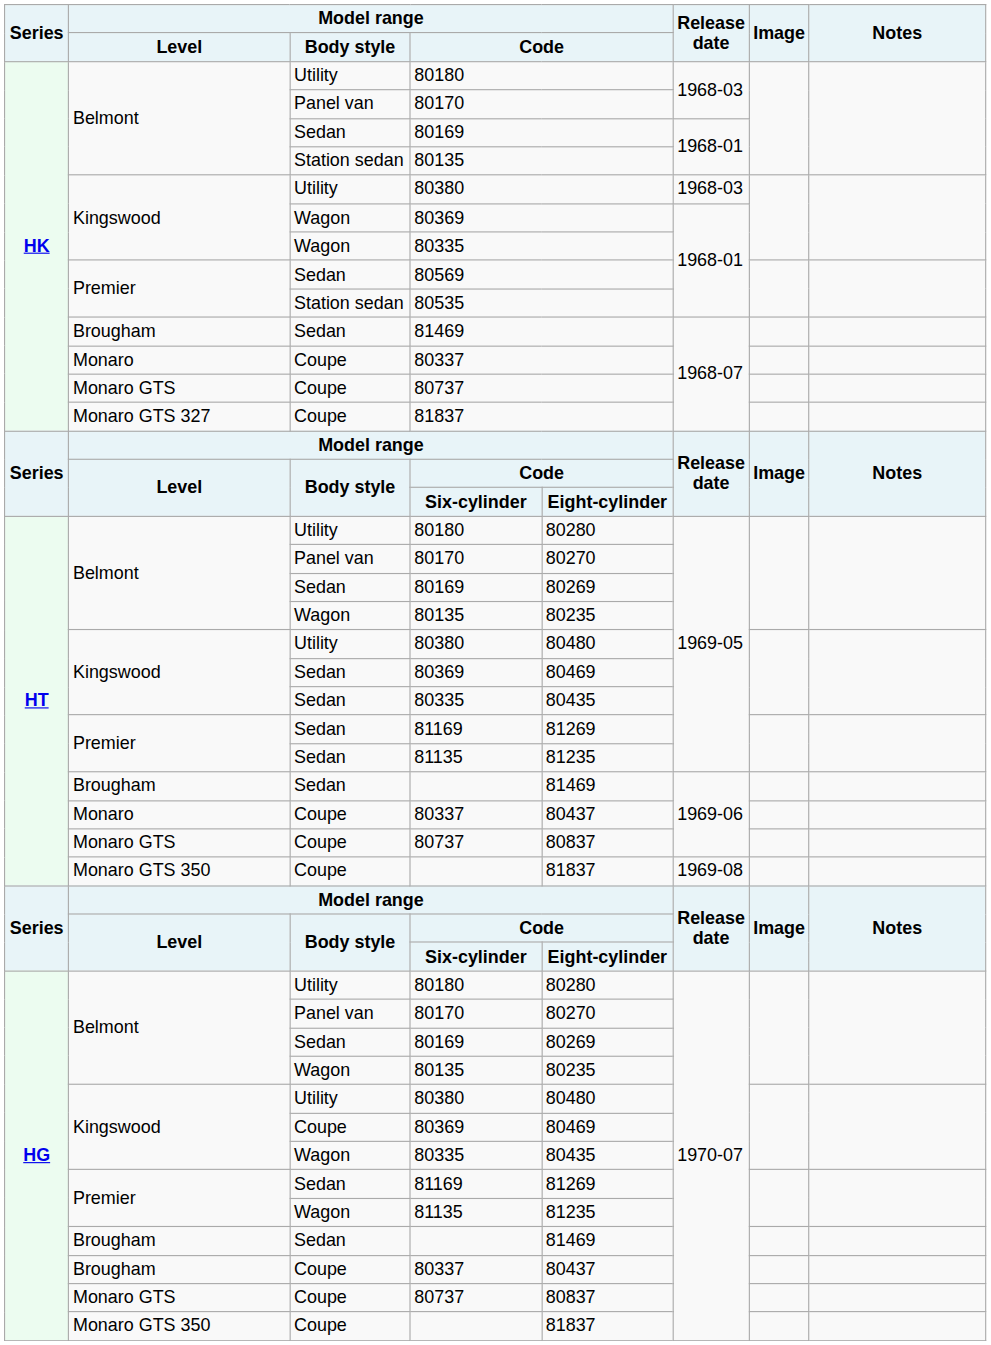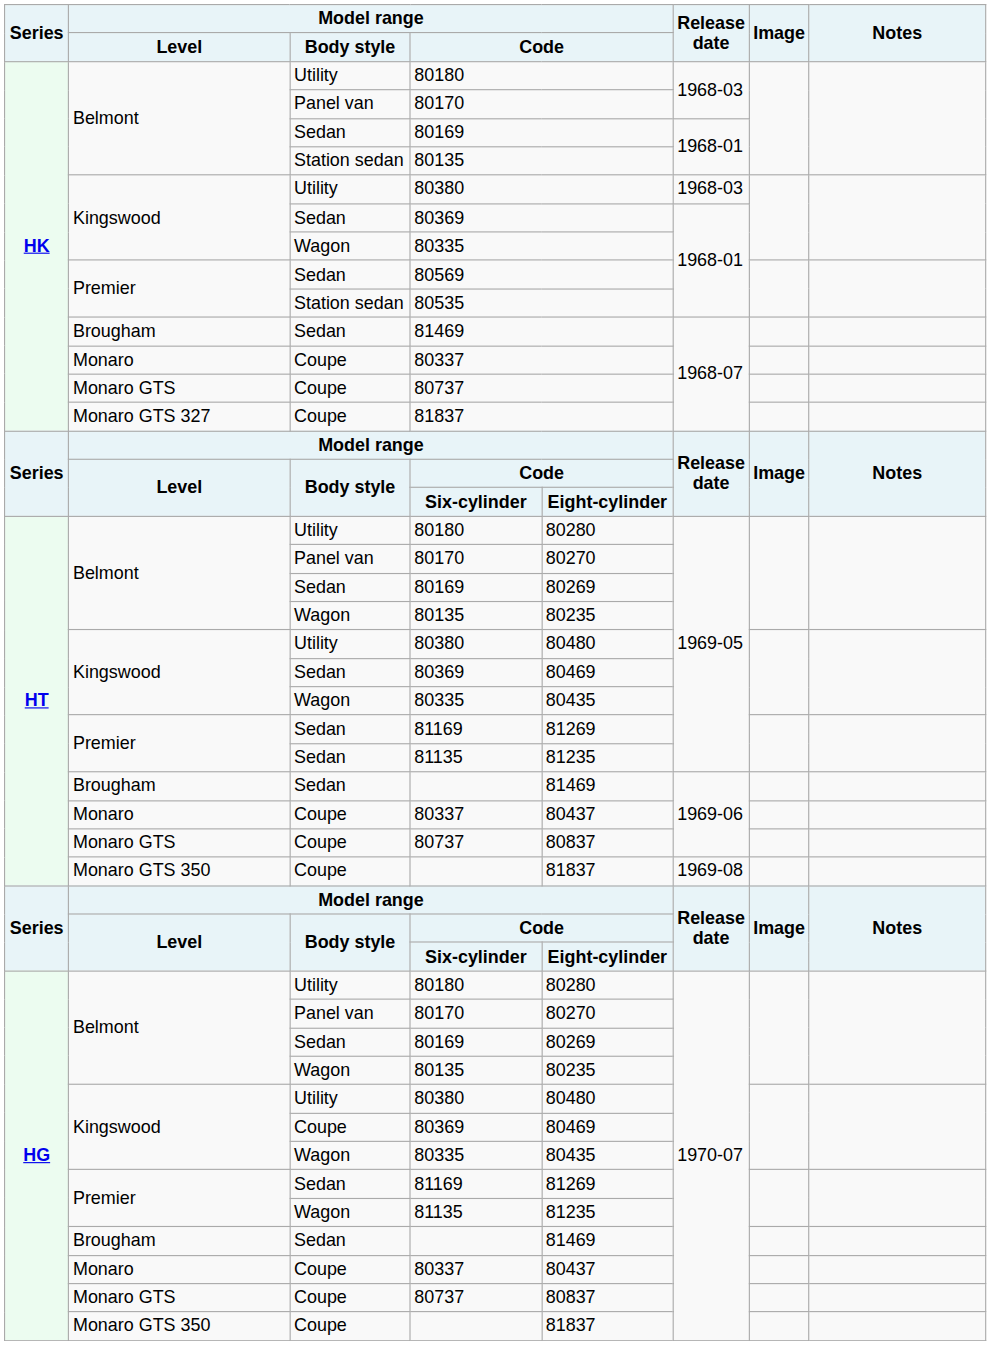(322, 217) Wagon -> (320, 217) Sedan
(320, 700) Sedan -> (322, 700) Wagon
(114, 1269) Brougham -> (103, 1269) Monaro
